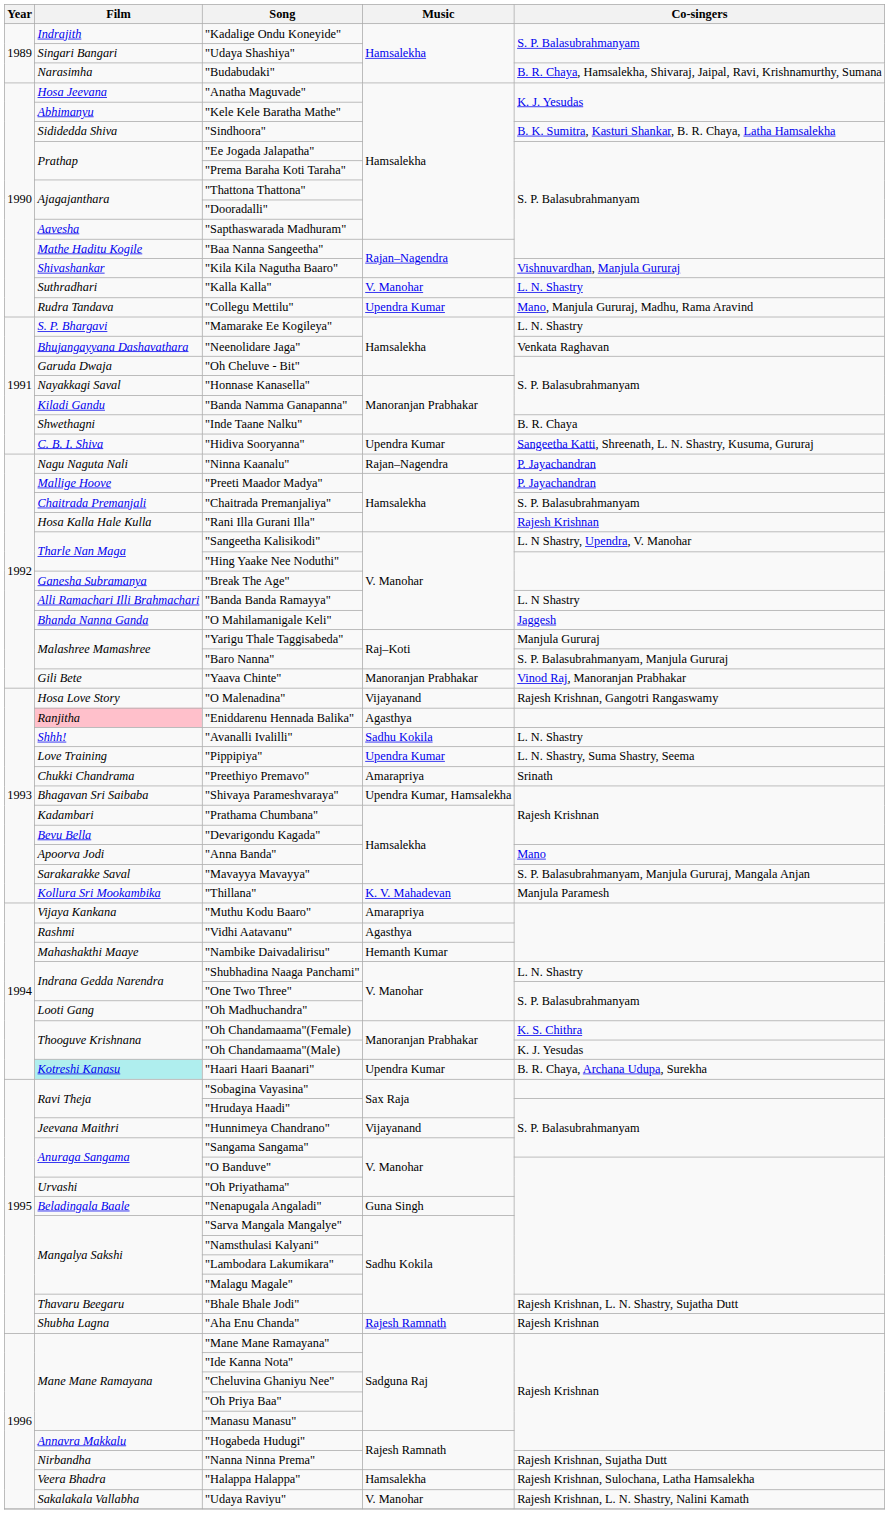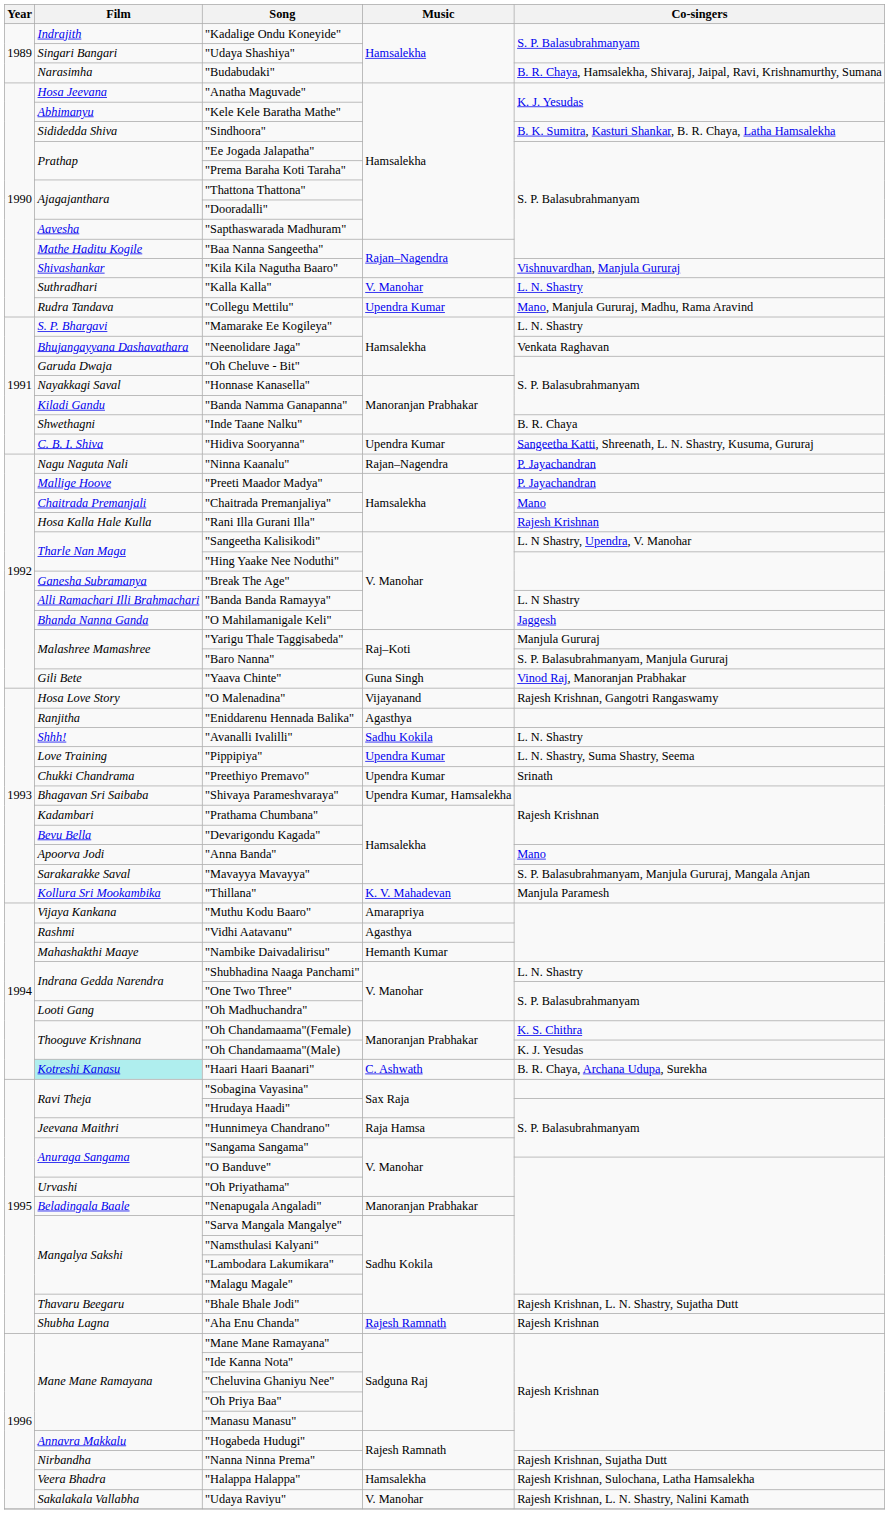(578, 502) S. P. Balasubrahmanyam -> (532, 502) Mano
(421, 678) Manoranjan Prabhakar -> (394, 678) Guna Singh
(59, 717) pink background -> (59, 717) no background
(395, 776) Amarapriya -> (405, 776) Upendra Kumar
(405, 1069) Upendra Kumar -> (394, 1069) C. Ashwath
(393, 1127) Vijayanand -> (395, 1127) Raja Hamsa
(394, 1206) Guna Singh -> (421, 1206) Manoranjan Prabhakar
